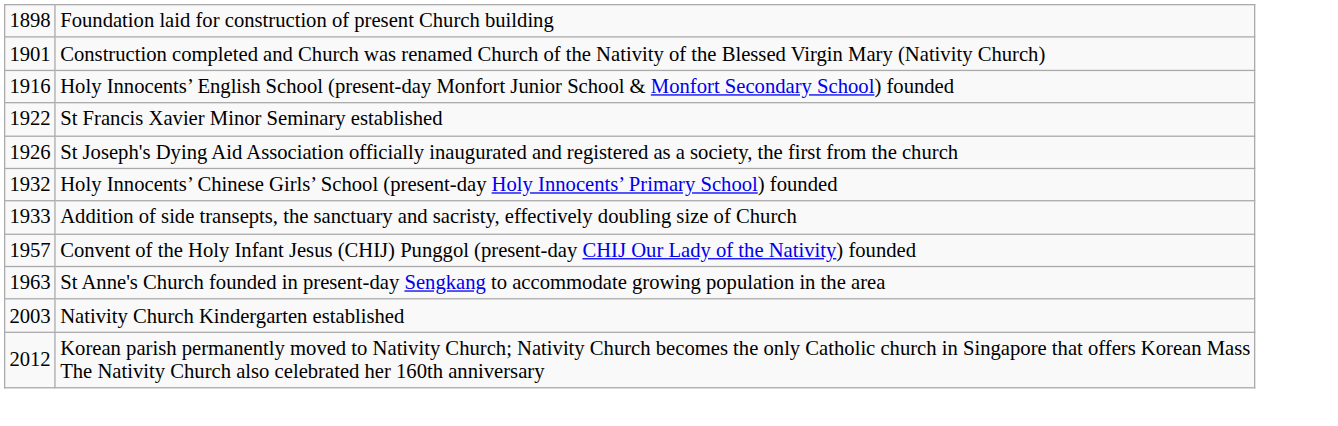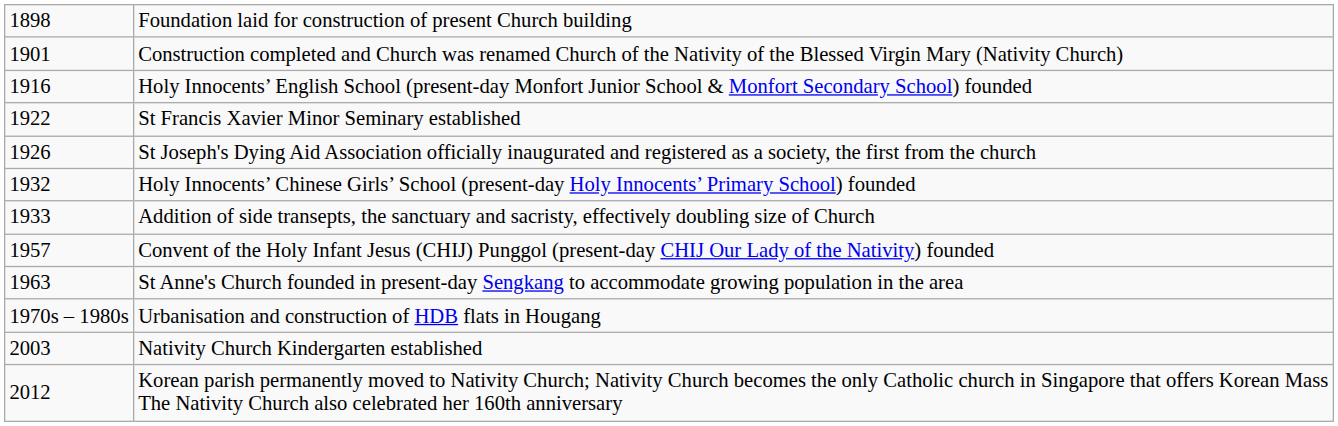+ row: (369, 315)
